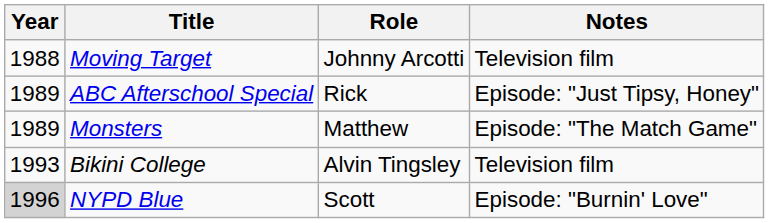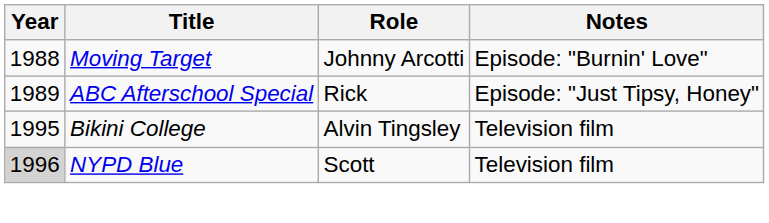(544, 57) Television film -> (591, 57) Episode: "Burnin' Love"
- row: (116, 128)
(35, 164) 1993 -> (35, 128) 1995
(591, 199) Episode: "Burnin' Love" -> (544, 164) Television film
